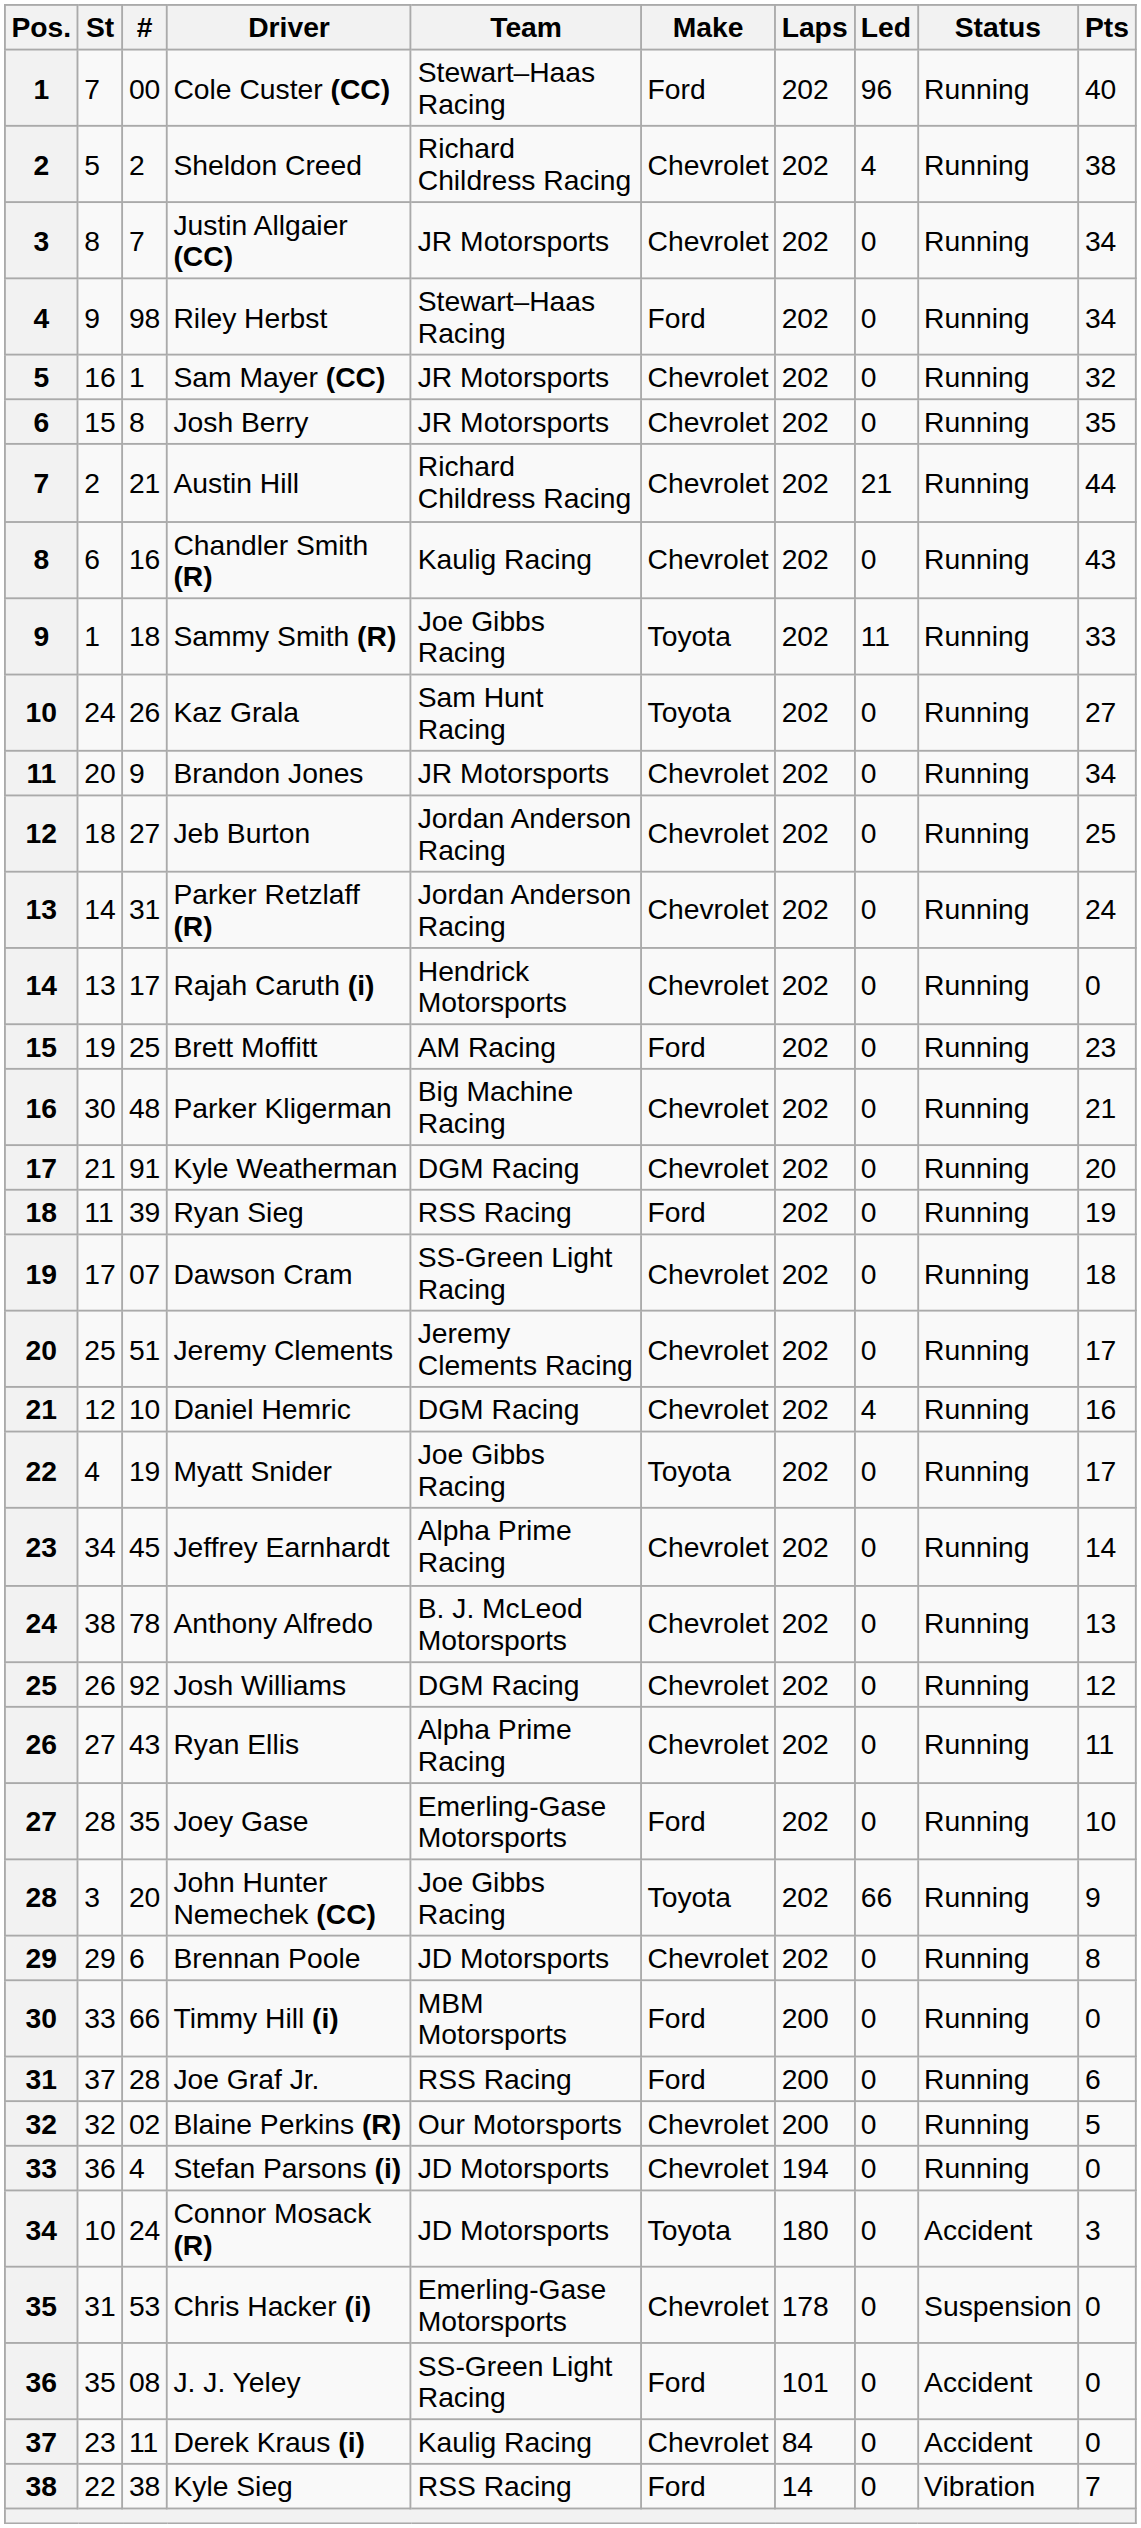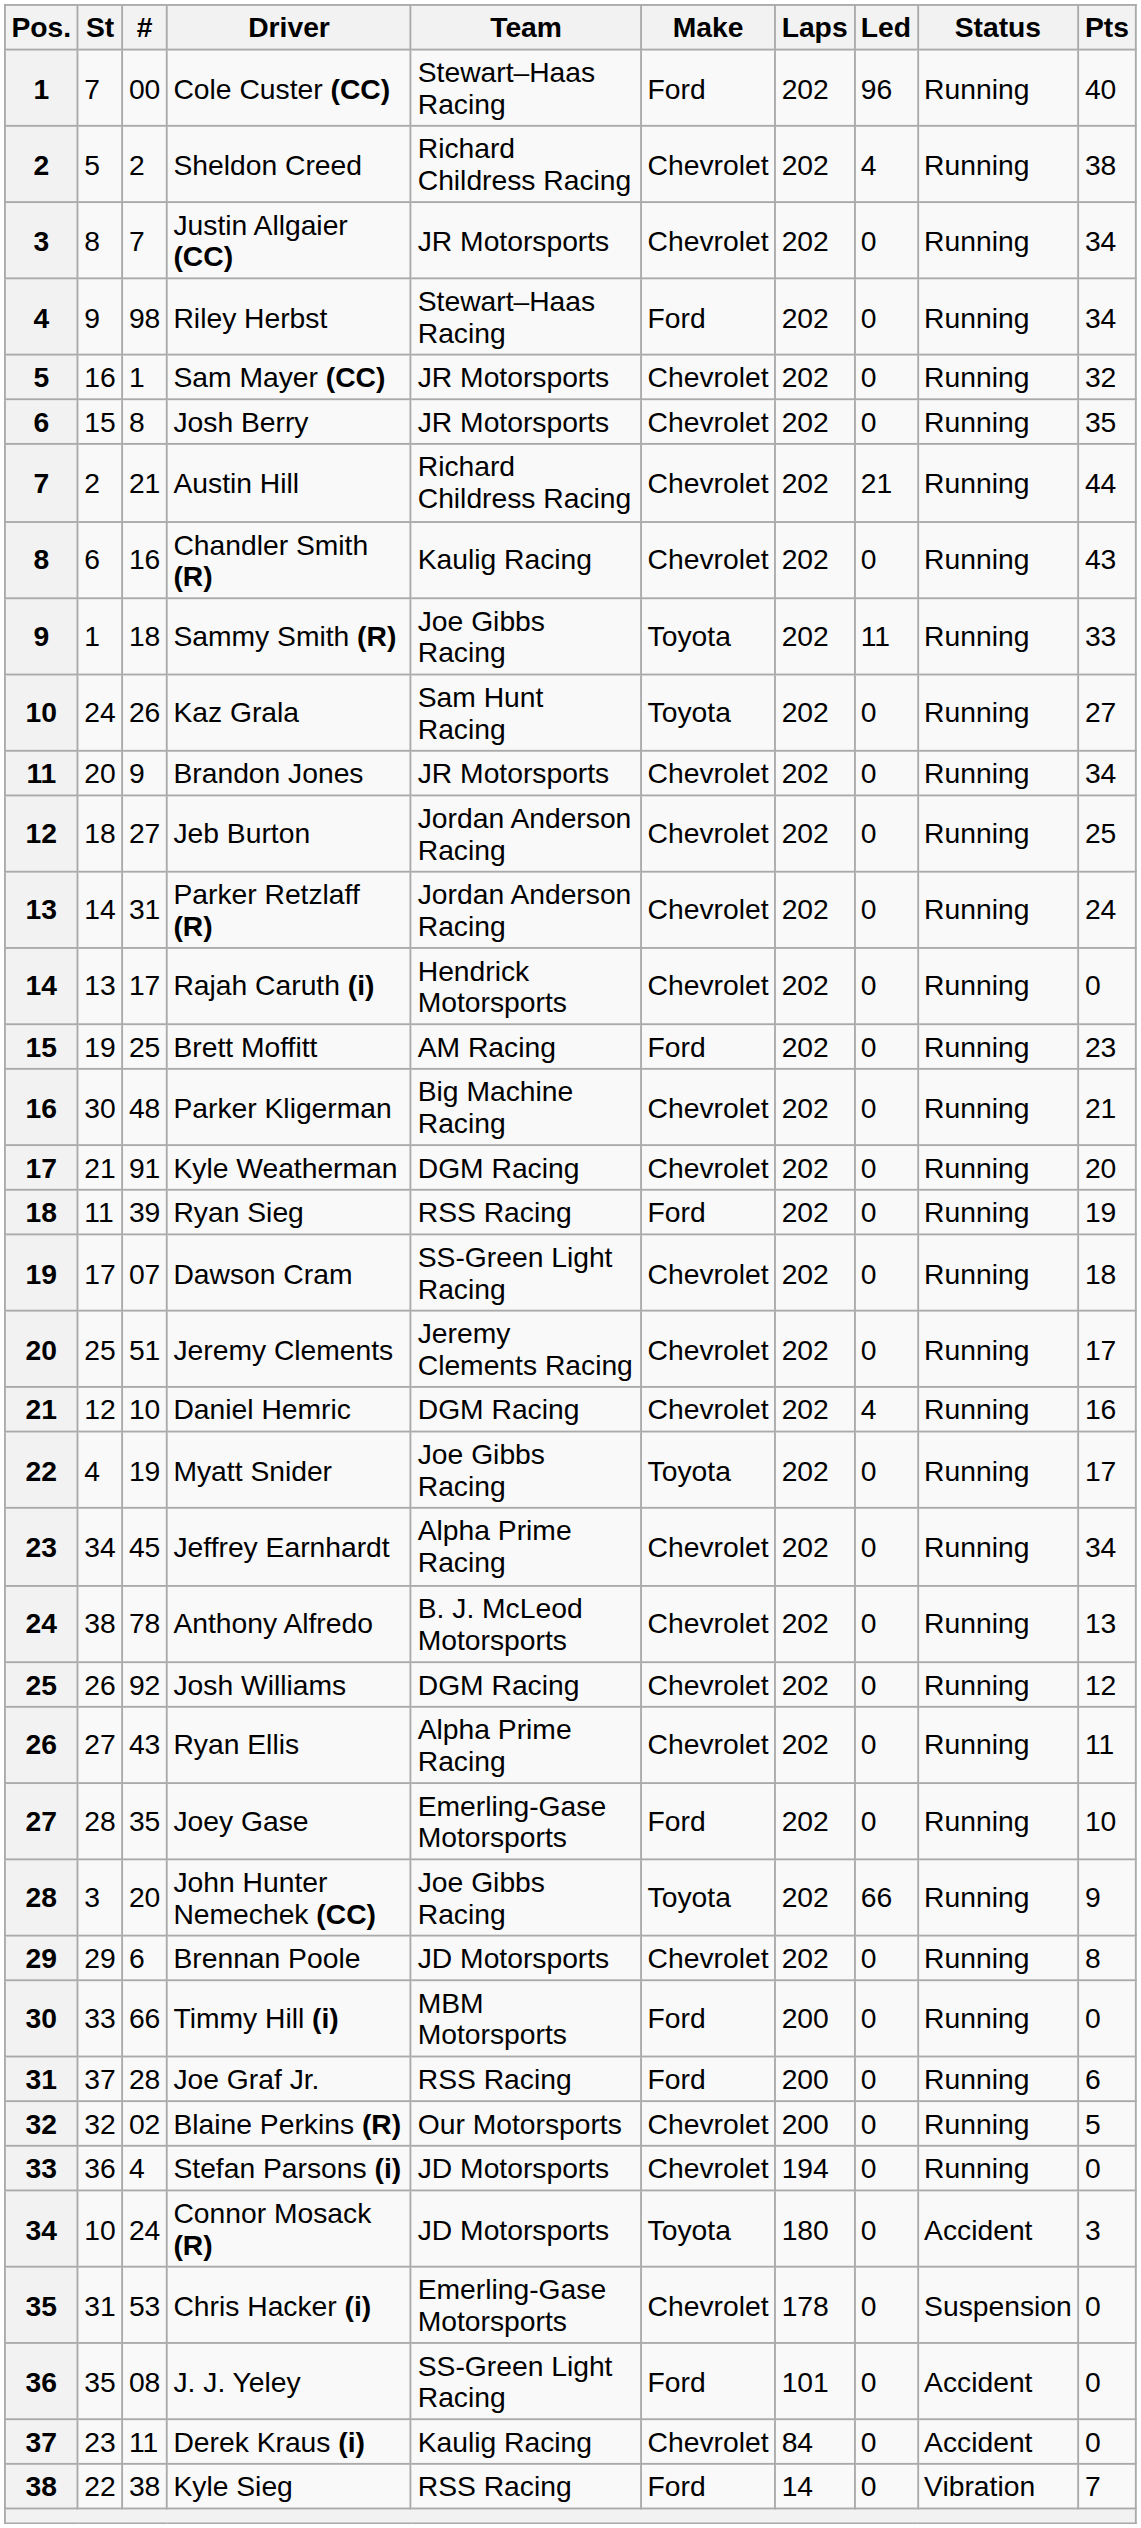(1101, 1547) 14 -> (1101, 1547) 34
